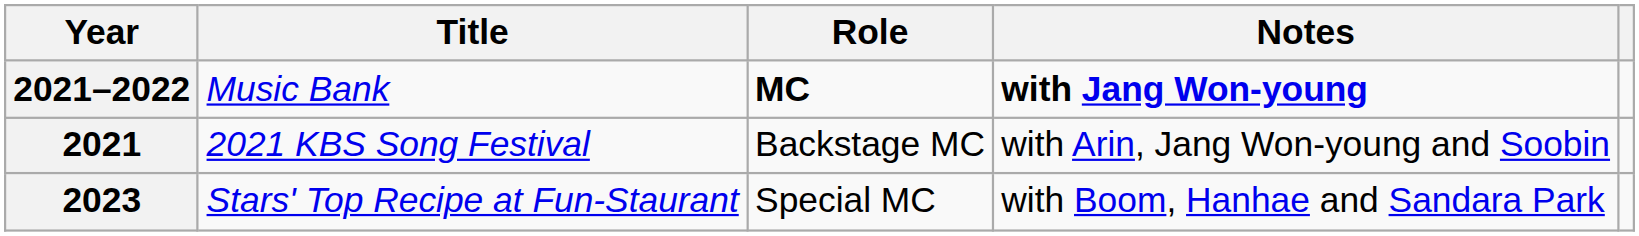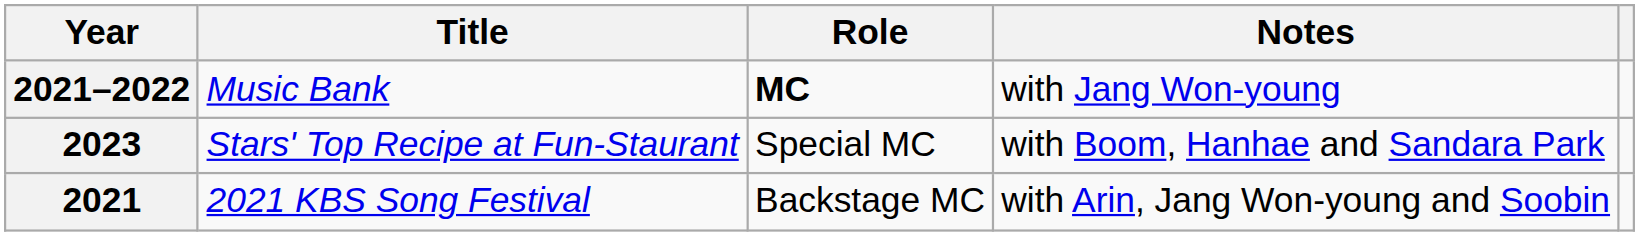(1185, 88) bold -> (1171, 88) normal
rows swapped: (102, 144) <-> (102, 200)
